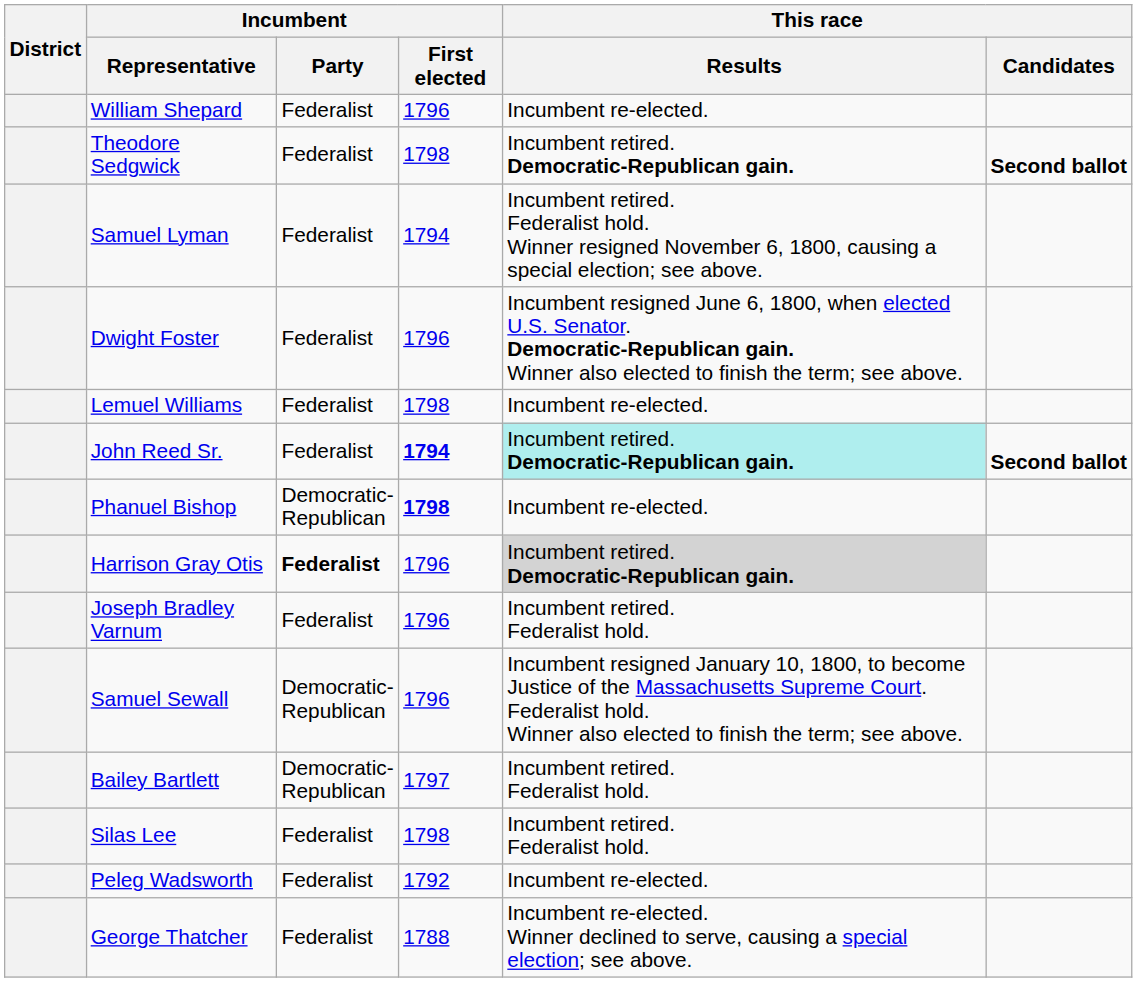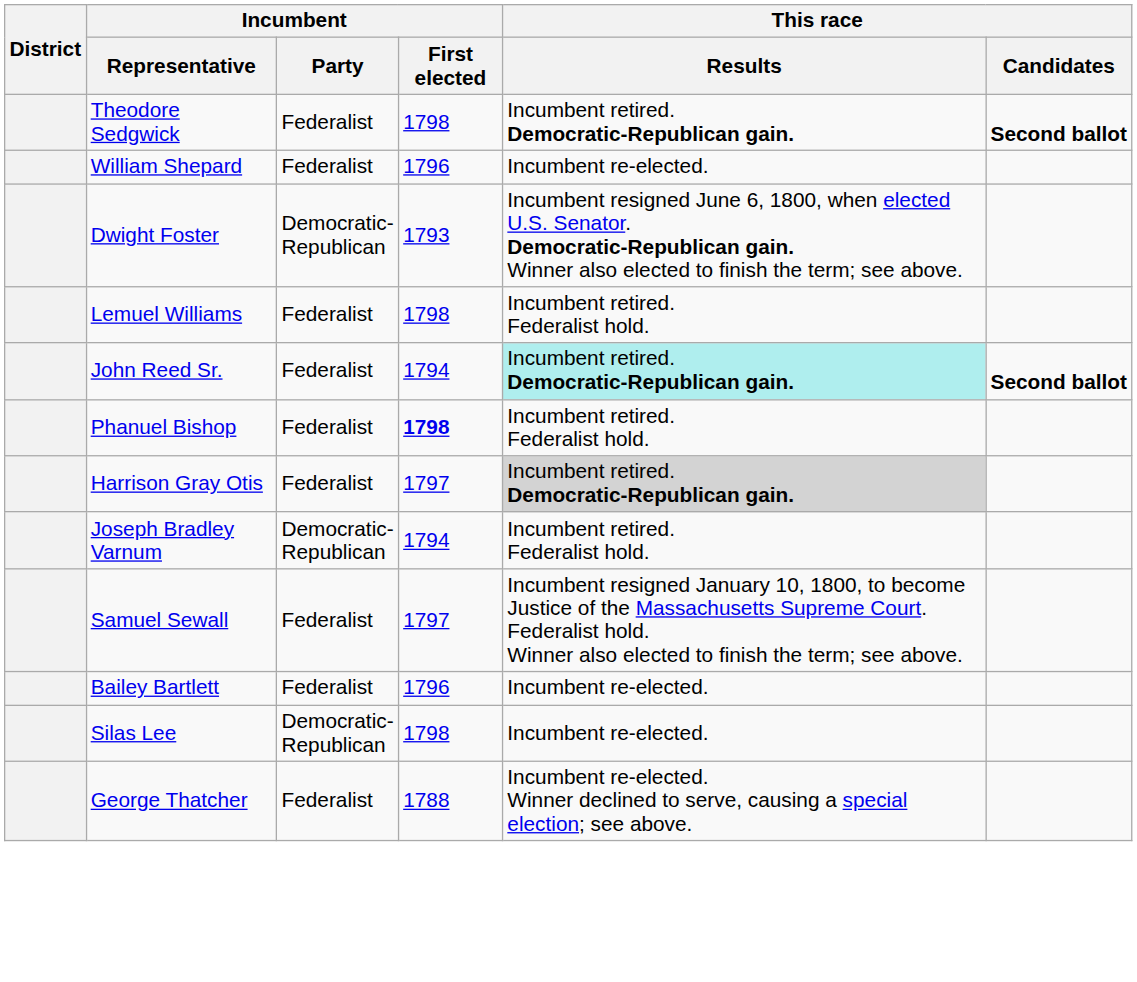rows swapped: (135, 155) <-> (166, 110)
- row: (160, 234)
(327, 338) Federalist -> (338, 234) Democratic- Republican
(426, 338) 1796 -> (426, 234) 1793
(608, 406) Incumbent re-elected. -> (591, 314) Incumbent retired. Federalist hold.
(426, 450) bold -> (426, 371) normal
(338, 507) Democratic- Republican -> (327, 427) Federalist
(608, 507) Incumbent re-elected. -> (591, 427) Incumbent retired. Federalist hold.
(331, 563) bold -> (327, 483) normal
(426, 563) 1796 -> (426, 483) 1797
(327, 619) Federalist -> (338, 540) Democratic- Republican
(426, 619) 1796 -> (426, 540) 1794
(338, 699) Democratic- Republican -> (327, 619) Federalist
(426, 699) 1796 -> (426, 619) 1797
(338, 779) Democratic- Republican -> (327, 688) Federalist
(426, 779) 1797 -> (426, 688) 1796
(591, 779) Incumbent retired. Federalist hold. -> (608, 688) Incumbent re-elected.
(327, 835) Federalist -> (338, 732) Democratic- Republican
(591, 835) Incumbent retired. Federalist hold. -> (608, 732) Incumbent re-elected.
- row: (172, 880)
